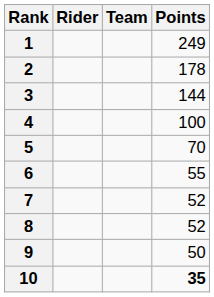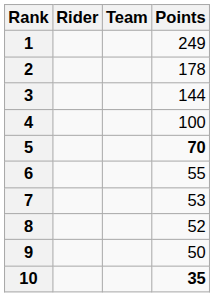(197, 148) normal -> (197, 148) bold
(197, 200) 52 -> (197, 200) 53
